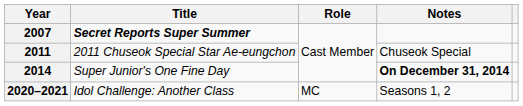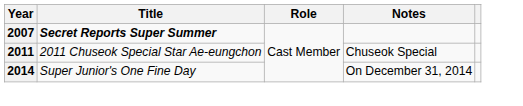(444, 71) bold -> (409, 71) normal
- row: (38, 91)
